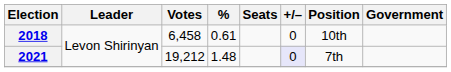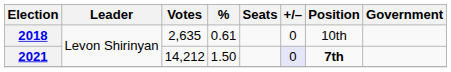(185, 35) 6,458 -> (185, 35) 2,635
(185, 56) 19,212 -> (185, 56) 14,212
(224, 56) 1.48 -> (224, 56) 1.50
(334, 56) normal -> (334, 56) bold
